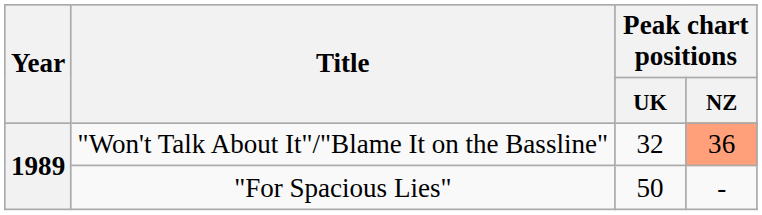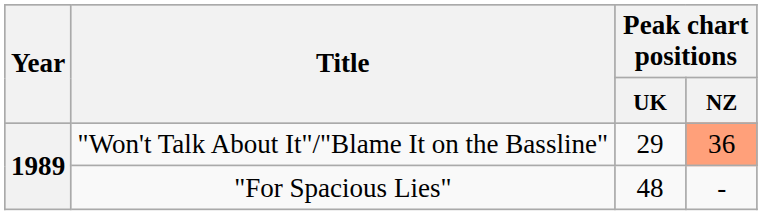(650, 144) 32 -> (650, 144) 29
(650, 187) 50 -> (650, 187) 48
